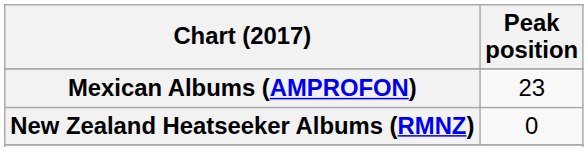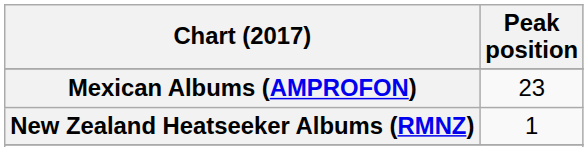(532, 125) 0 -> (532, 125) 1
